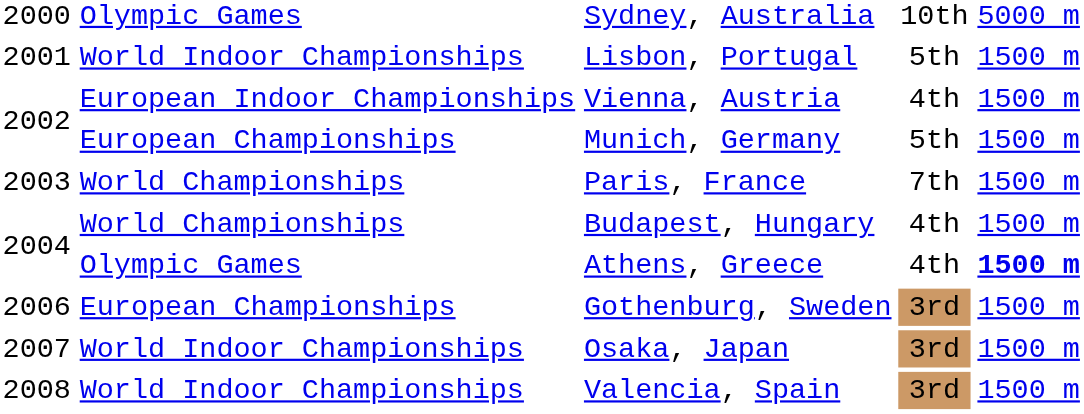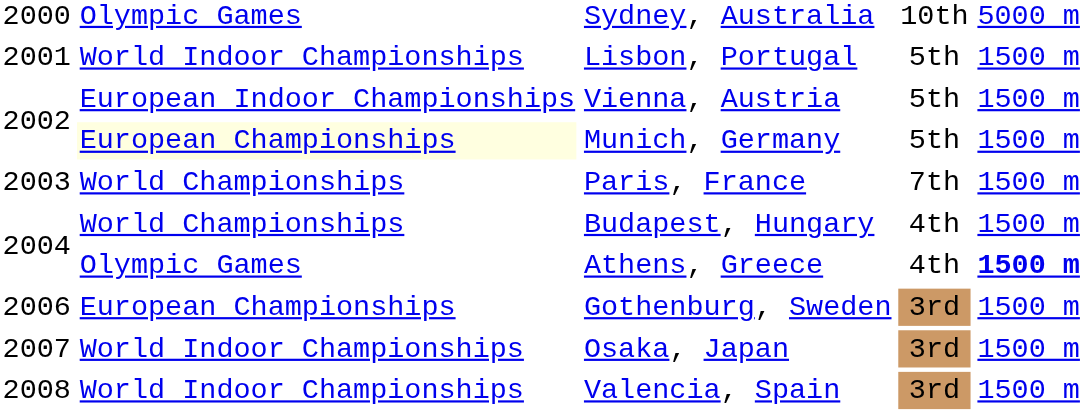(934, 99) 4th -> (934, 99) 5th
(268, 141) no background -> (268, 141) lightyellow background
